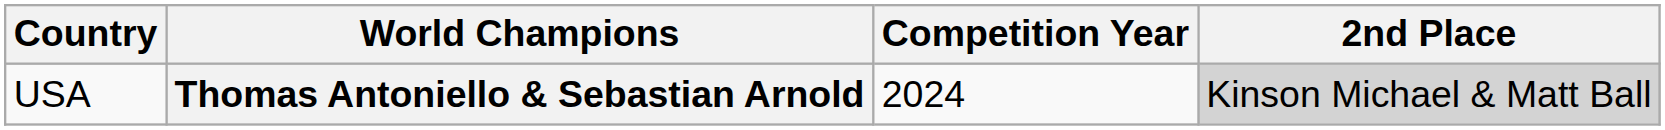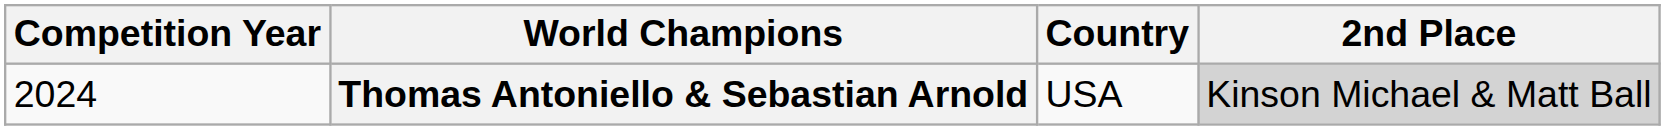columns swapped: (1035, 34) <-> (86, 34)
